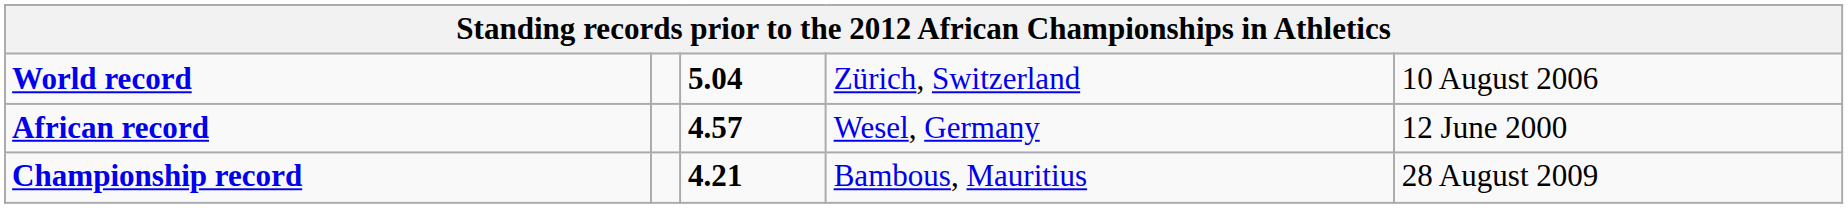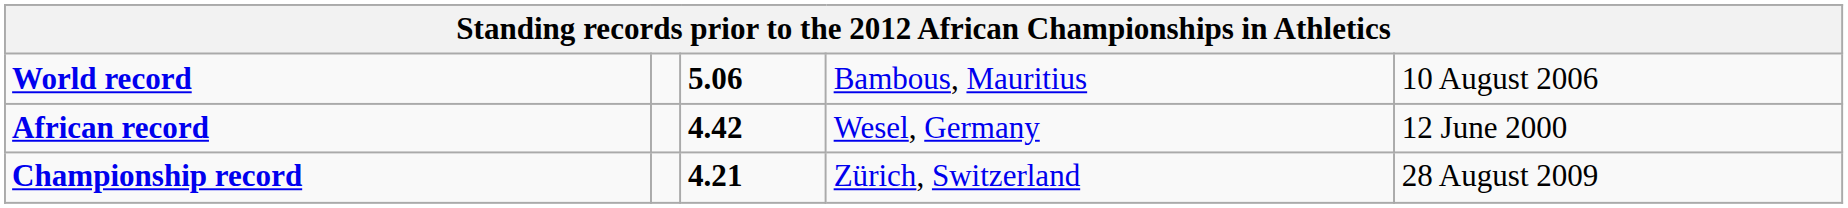(715, 78) 5.04 -> (715, 78) 5.06
(957, 78) Zürich, Switzerland -> (960, 78) Bambous, Mauritius
(715, 127) 4.57 -> (715, 127) 4.42
(960, 176) Bambous, Mauritius -> (957, 176) Zürich, Switzerland
